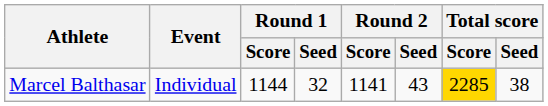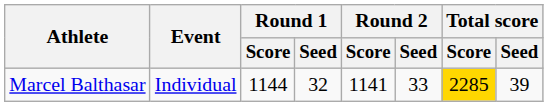(418, 85) 43 -> (418, 85) 33
(519, 85) 38 -> (519, 85) 39
